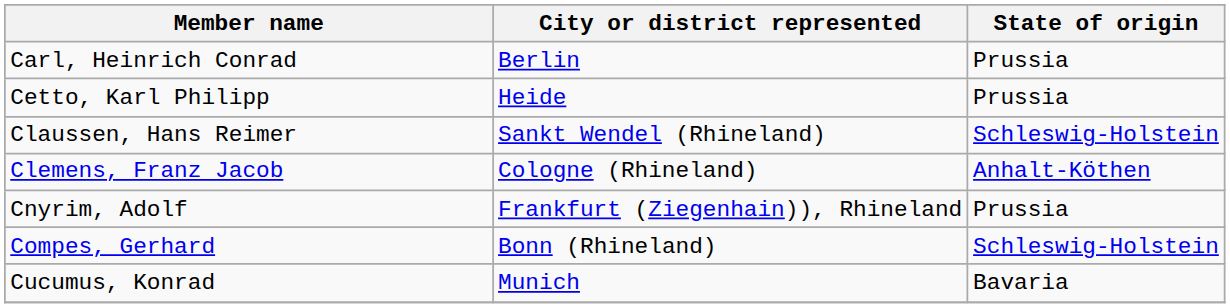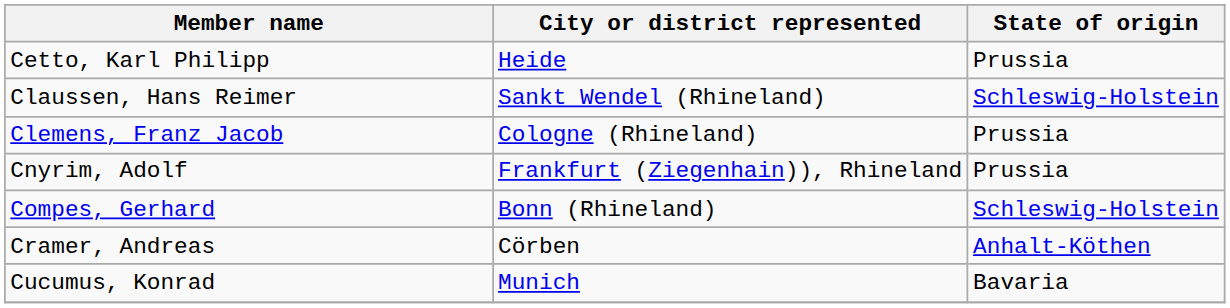- row: (154, 60)
(1062, 172) Anhalt-Köthen -> (1021, 135) Prussia
+ row: (113, 246)
